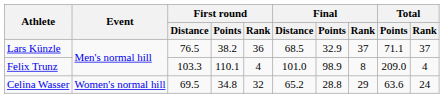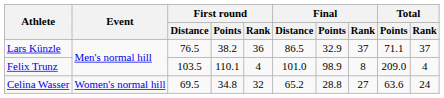(294, 49) 68.5 -> (294, 49) 86.5
(190, 67) 103.3 -> (190, 67) 103.5
(363, 85) 29 -> (363, 85) 27
